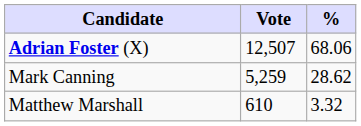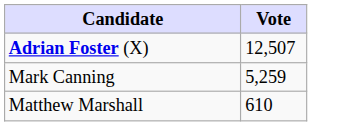- column: (331, 18)
